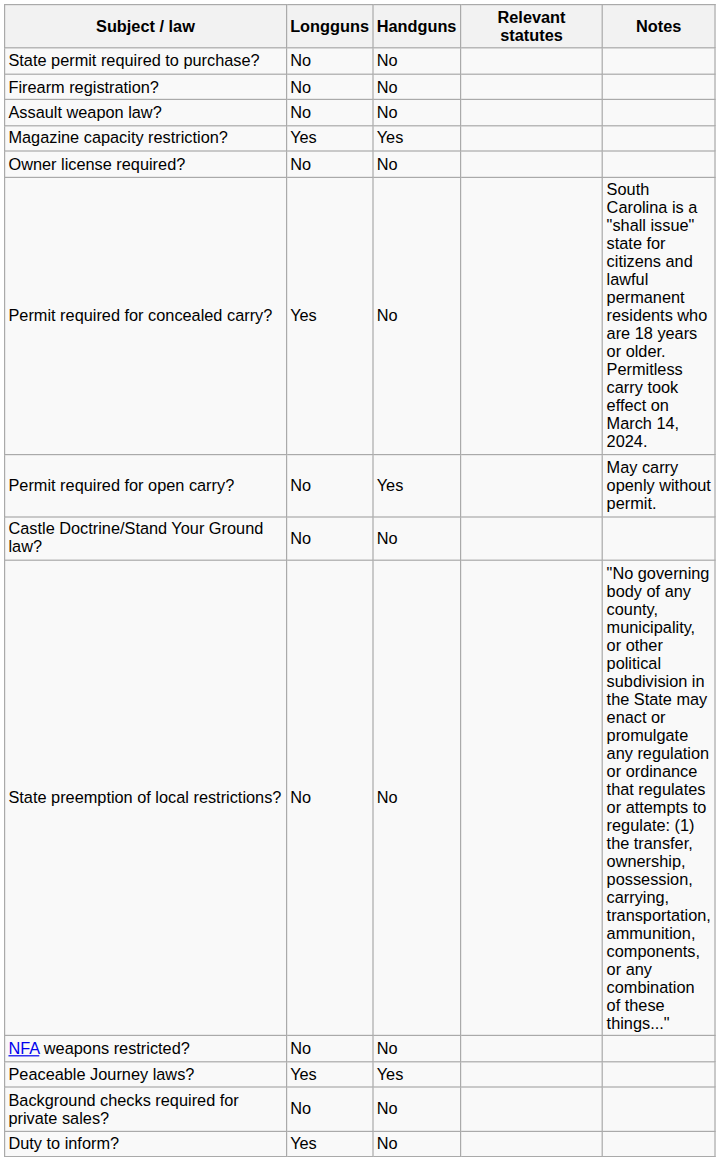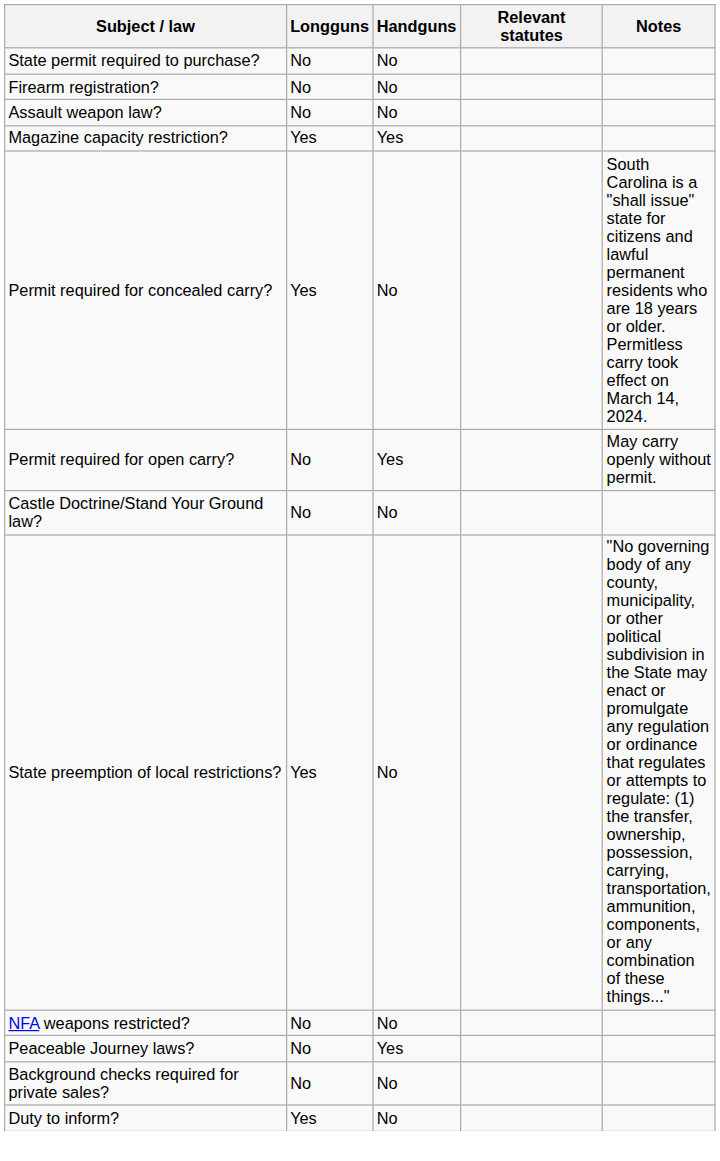- row: (97, 164)
(301, 798) No -> (303, 772) Yes
(303, 1074) Yes -> (301, 1048) No
